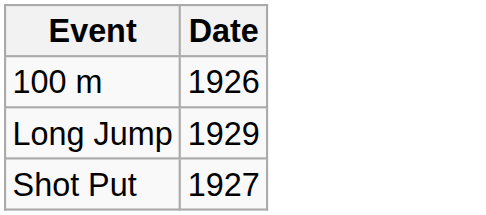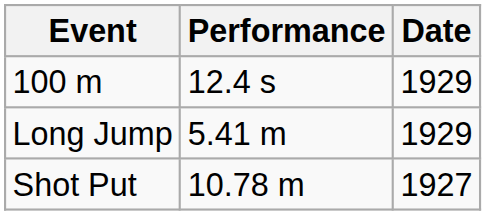+ column: (287, 31)
(224, 82) 1926 -> (437, 82) 1929
